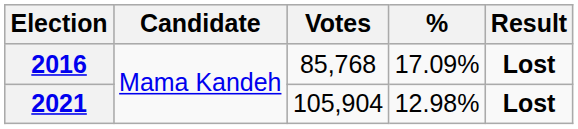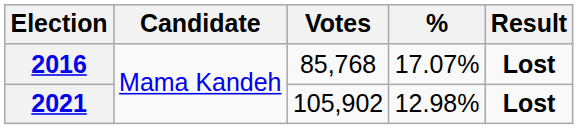(437, 63) 17.09% -> (437, 63) 17.07%
(338, 103) 105,904 -> (338, 103) 105,902
